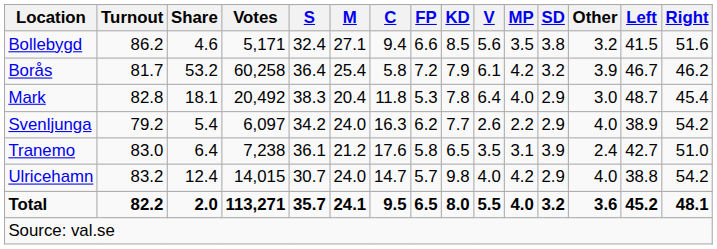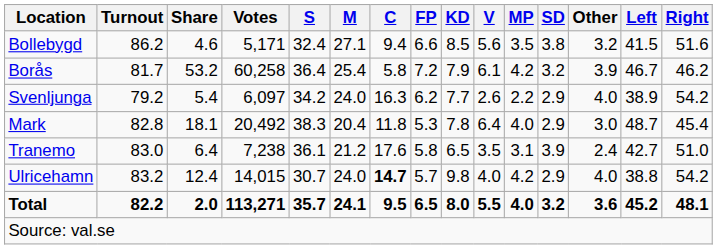rows swapped: (27, 97) <-> (50, 124)
(390, 177) normal -> (390, 177) bold
